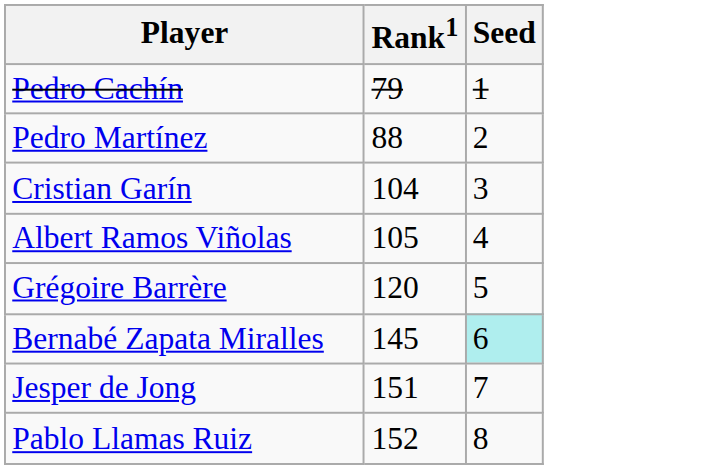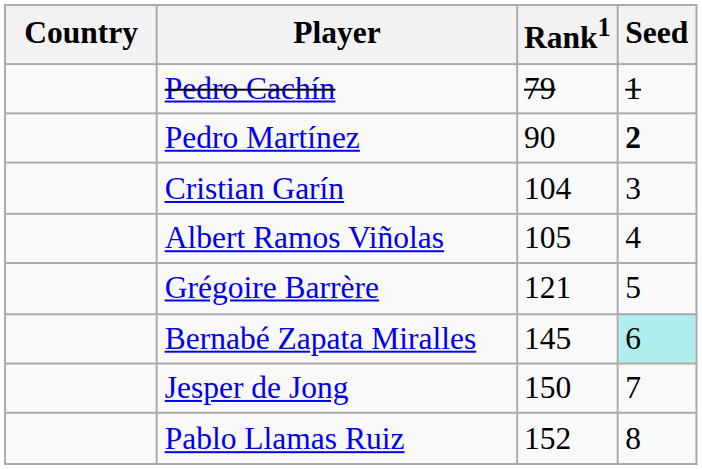+ column: (81, 33)
(387, 137) 88 -> (540, 137) 90
(481, 137) normal -> (633, 137) bold
(395, 287) 120 -> (548, 287) 121
(395, 387) 151 -> (548, 387) 150
